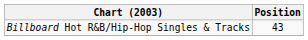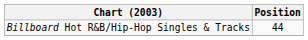(278, 28) 43 -> (278, 28) 44
